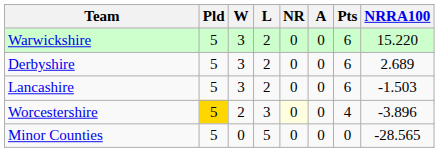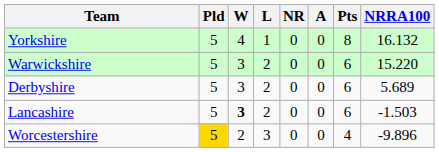+ row: (37, 40)
(397, 64) 2.689 -> (397, 87) 5.689
(241, 87) normal -> (241, 111) bold
(294, 111) lightyellow background -> (294, 135) no background
(397, 111) -3.896 -> (397, 135) -9.896
- row: (55, 135)
